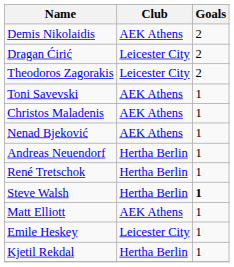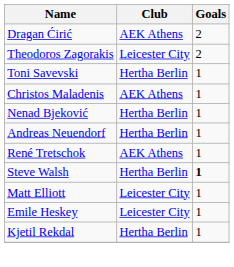- row: (51, 34)
(155, 53) Leicester City -> (151, 34) AEK Athens
(151, 93) AEK Athens -> (154, 73) Hertha Berlin
(151, 133) AEK Athens -> (154, 113) Hertha Berlin
(154, 172) Hertha Berlin -> (151, 152) AEK Athens
(151, 212) AEK Athens -> (155, 192) Leicester City
